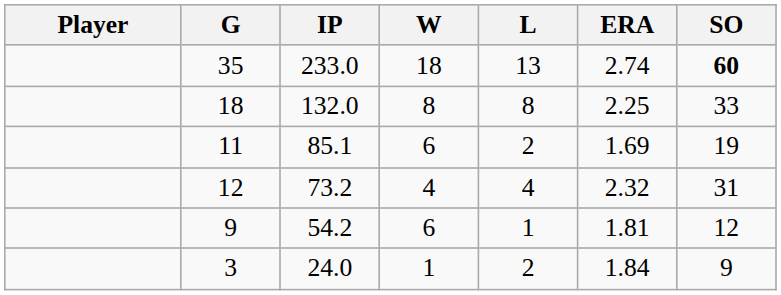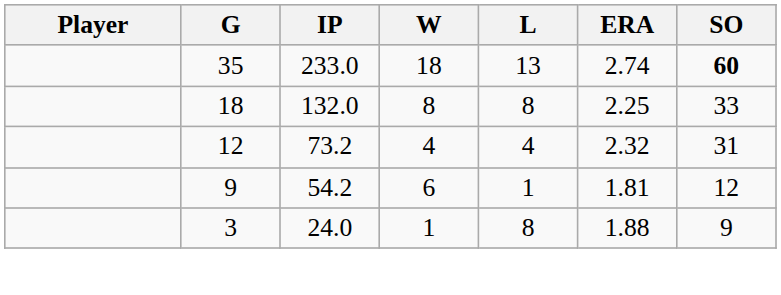- row: (231, 146)
(528, 268) 2 -> (528, 227) 8
(627, 268) 1.84 -> (627, 227) 1.88
